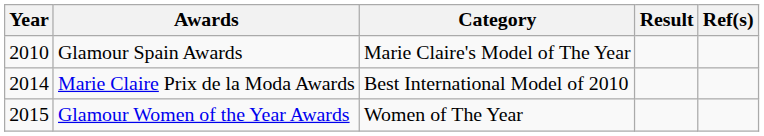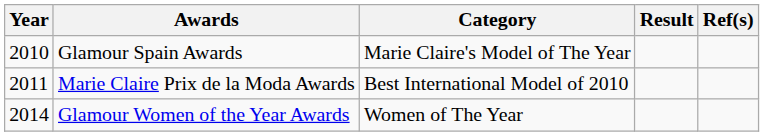(29, 83) 2014 -> (29, 83) 2011
(29, 114) 2015 -> (29, 114) 2014
